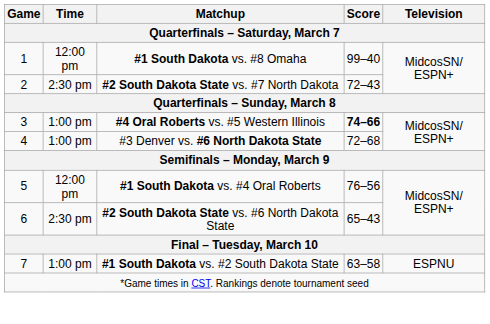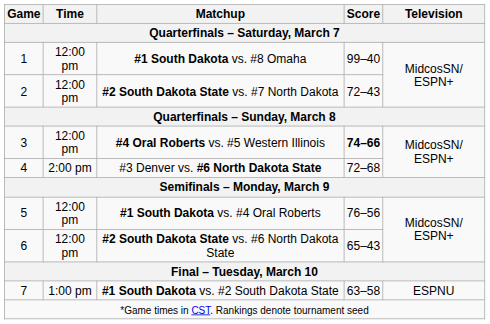(70, 85) 2:30 pm -> (70, 91) 12:00 pm
(70, 123) 1:00 pm -> (70, 143) 12:00 pm
(70, 142) 1:00 pm -> (70, 168) 2:00 pm
(70, 219) 2:30 pm -> (70, 246) 12:00 pm
